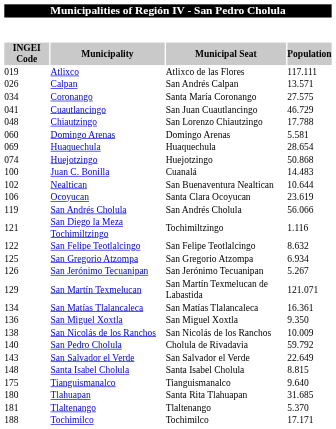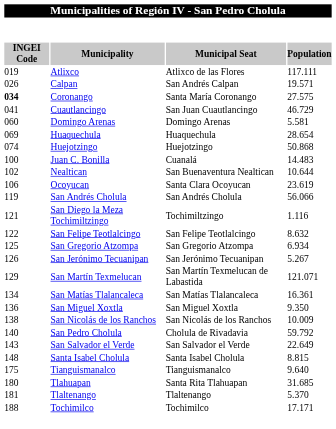(300, 84) 13.571 -> (300, 84) 19.571
(11, 97) normal -> (11, 97) bold
- row: (74, 122)
